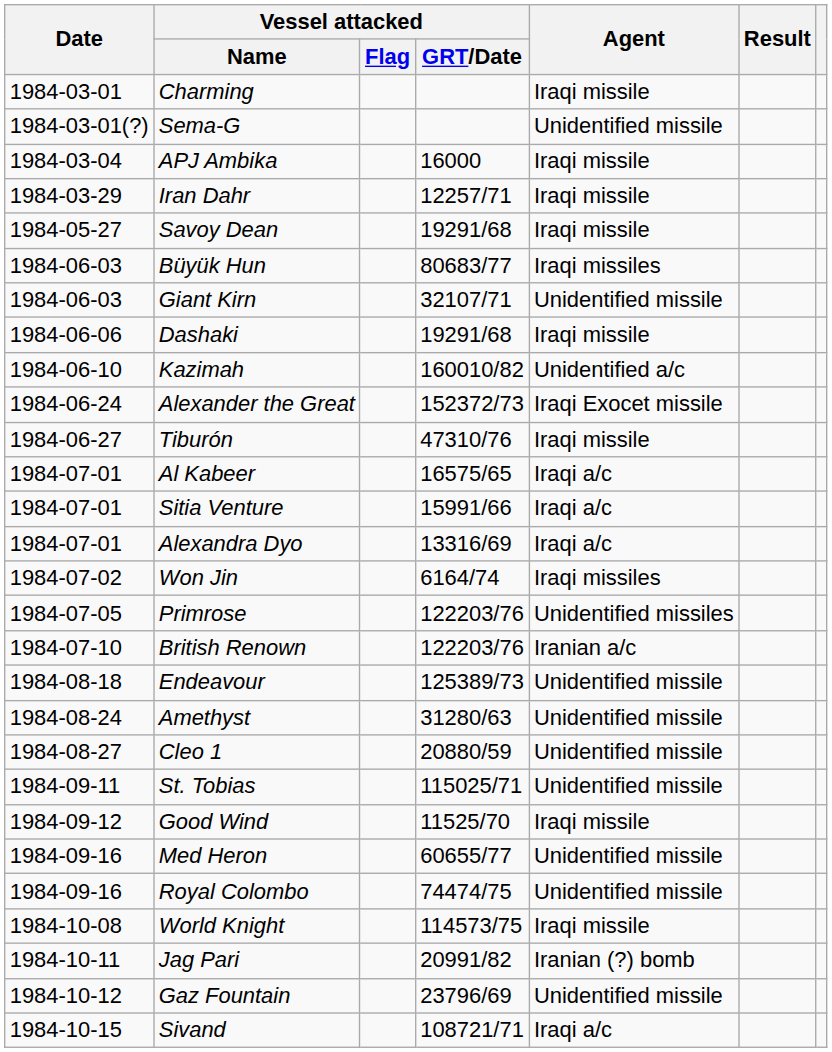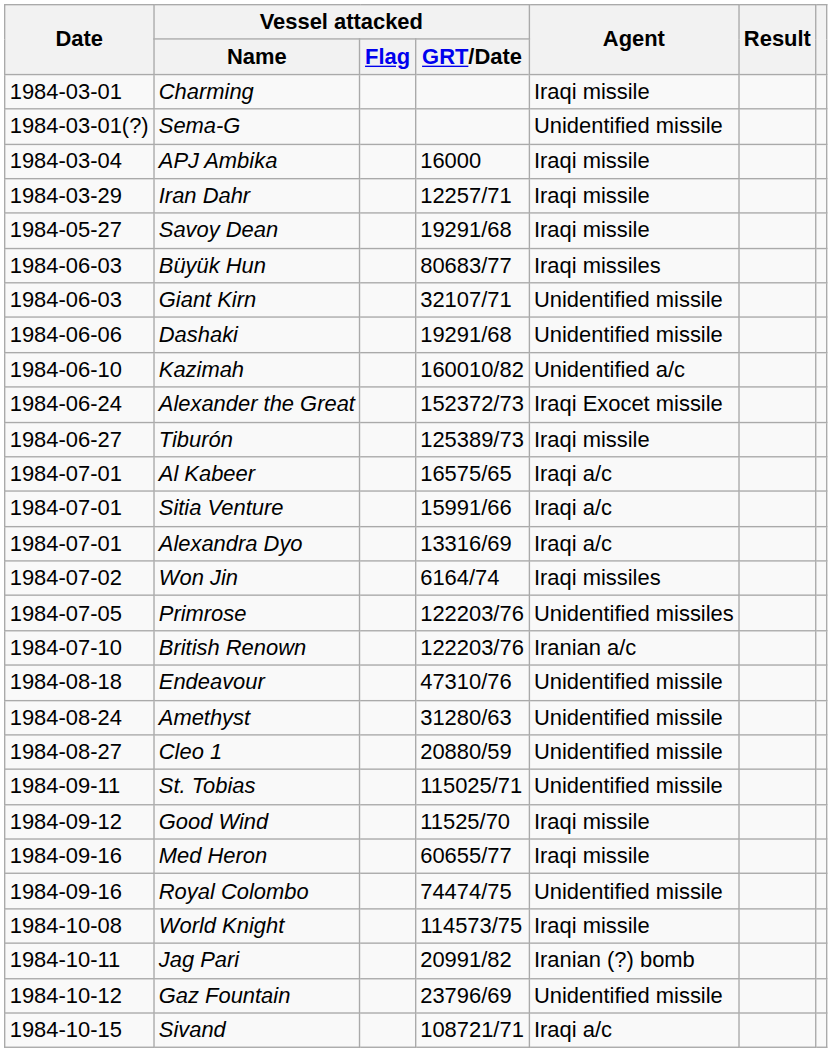(592, 334) Iraqi missile -> (628, 334) Unidentified missile
(466, 439) 47310/76 -> (472, 439) 125389/73
(472, 682) 125389/73 -> (466, 682) 47310/76
(628, 856) Unidentified missile -> (592, 856) Iraqi missile
